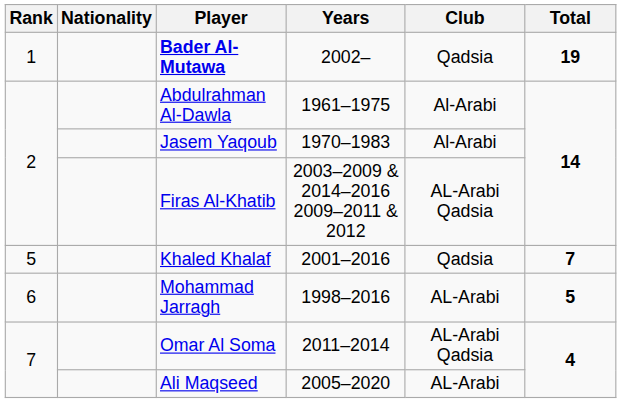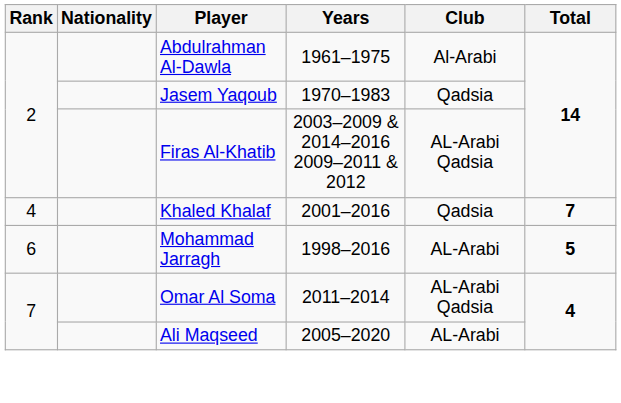- row: (199, 56)
(465, 143) Al-Arabi -> (465, 94) Qadsia
(31, 259) 5 -> (31, 211) 4
